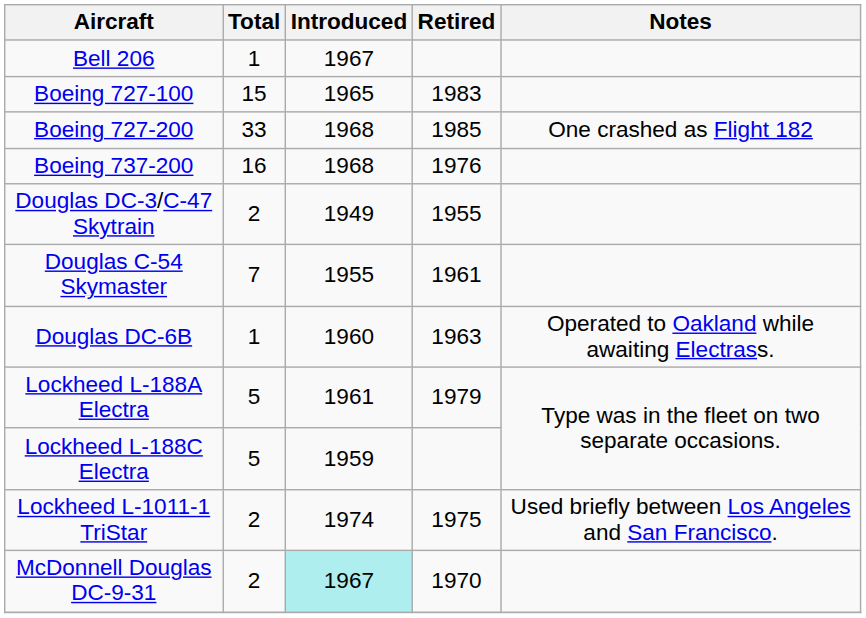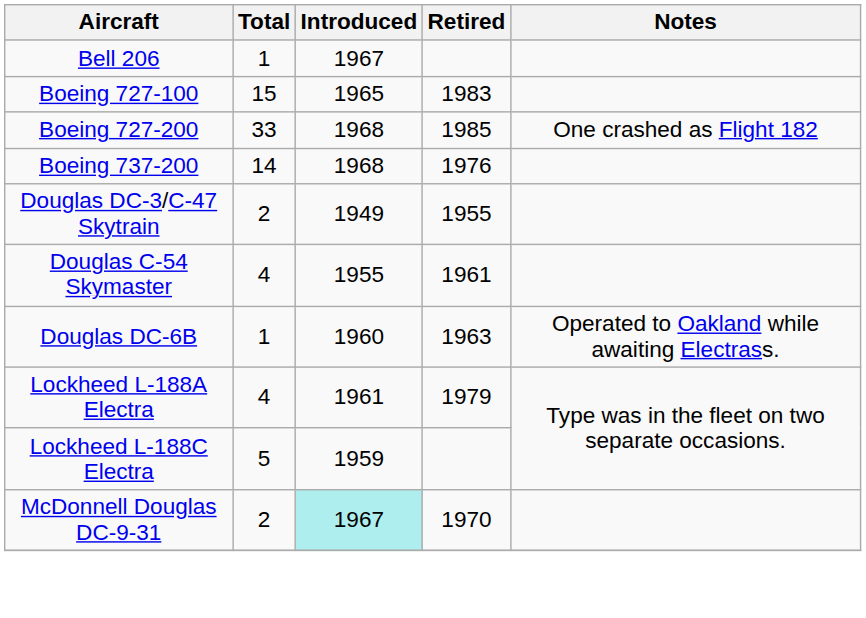(254, 165) 16 -> (264, 165) 14
(254, 275) 7 -> (264, 275) 4
(254, 397) 5 -> (264, 397) 4
- row: (114, 519)
